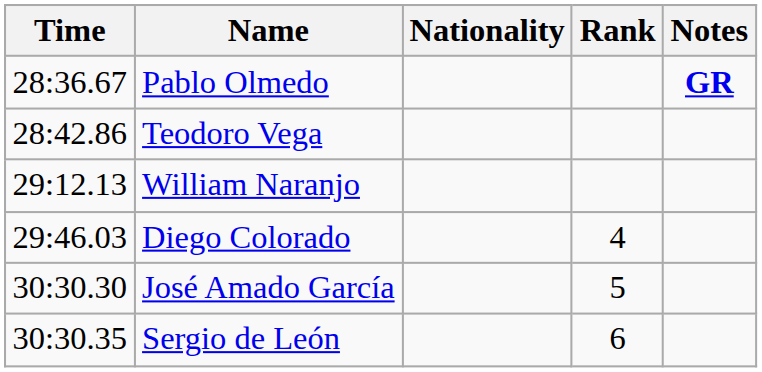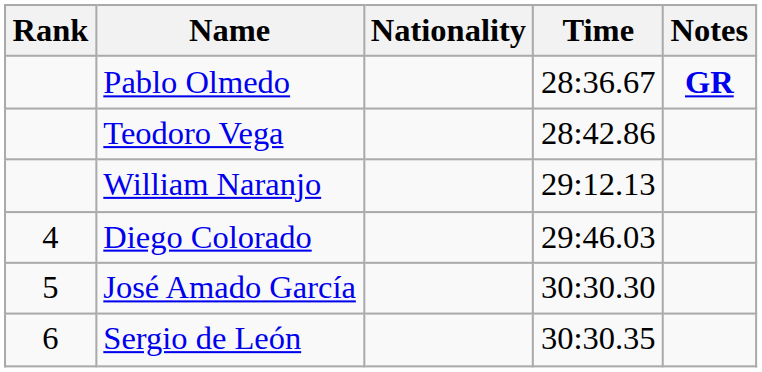columns swapped: (618, 30) <-> (70, 30)
